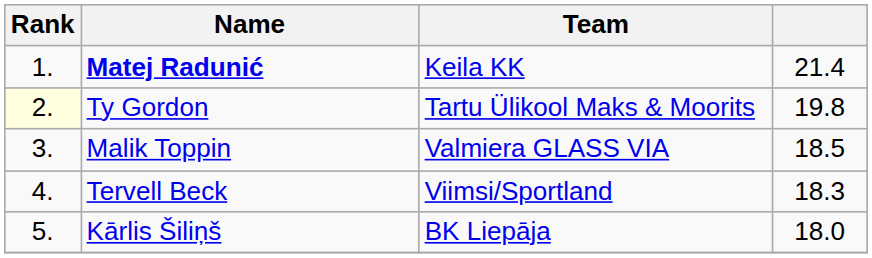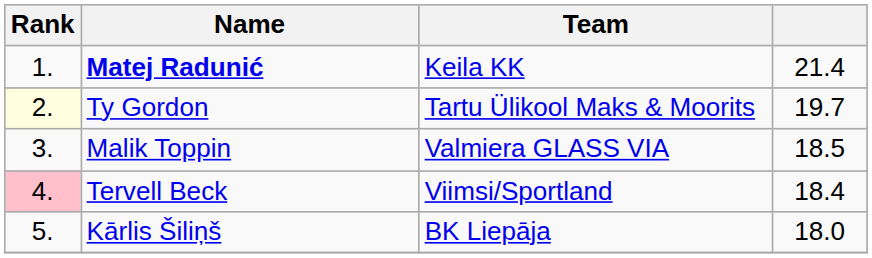(820, 107) 19.8 -> (820, 107) 19.7
(43, 190) no background -> (43, 190) pink background
(820, 190) 18.3 -> (820, 190) 18.4
